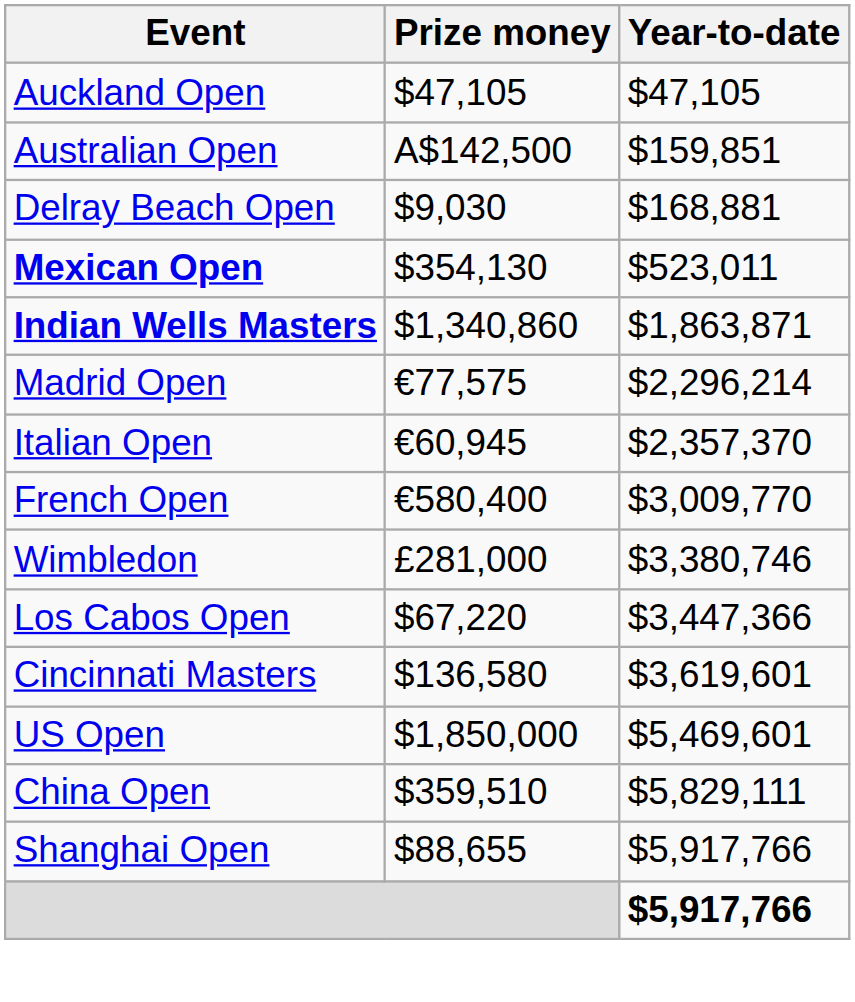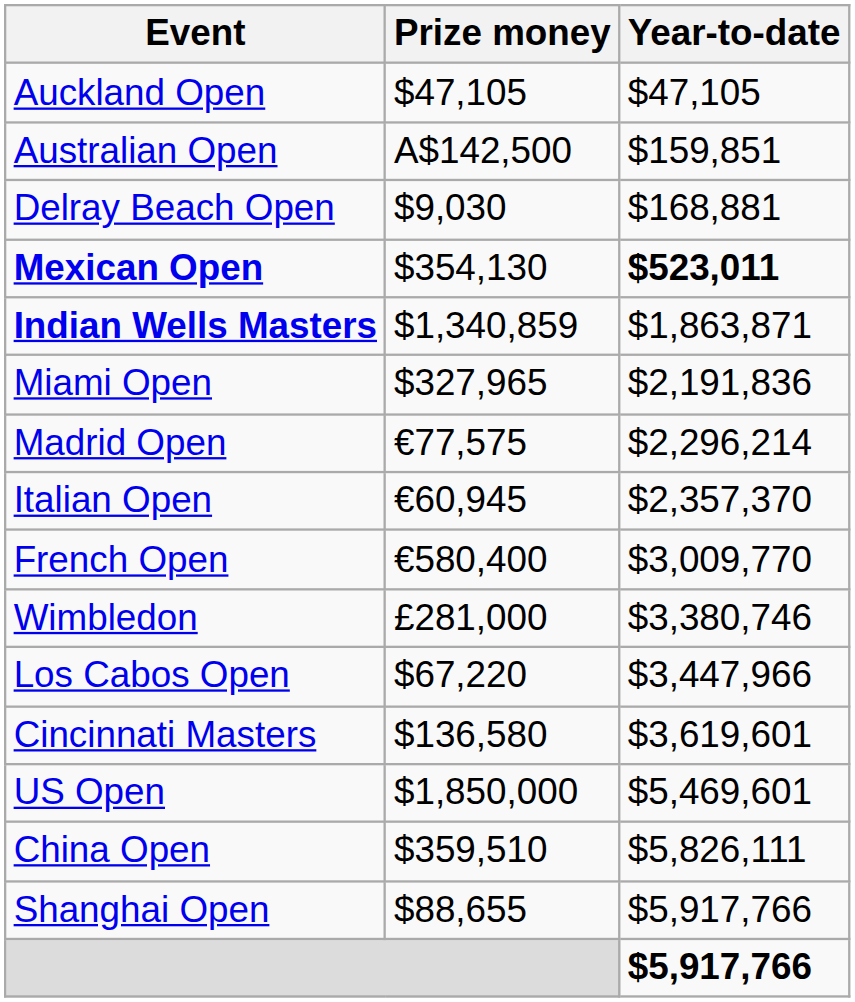(703, 267) normal -> (703, 267) bold
(486, 325) $1,340,860 -> (486, 325) $1,340,859
+ row: (113, 383)
(720, 617) $3,447,366 -> (720, 675) $3,447,966
(717, 792) $5,829,111 -> (717, 850) $5,826,111
